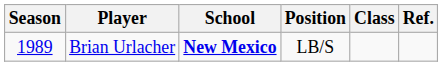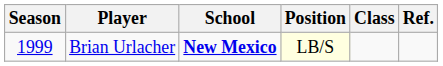(35, 46) 1989 -> (35, 46) 1999
(315, 46) no background -> (315, 46) lightyellow background
